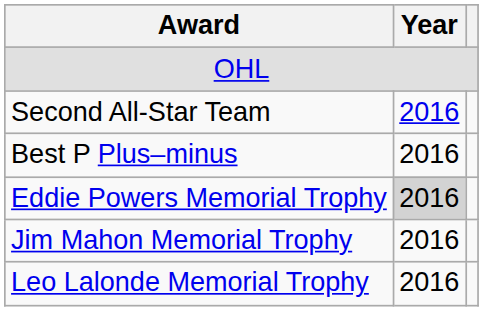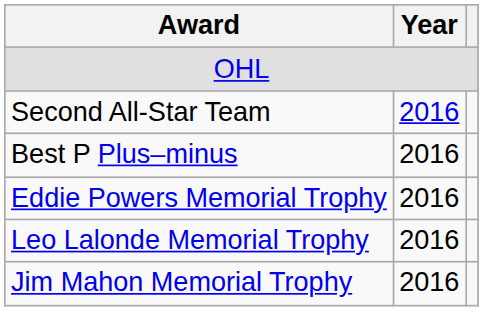(429, 197) lightgrey background -> (429, 197) no background
rows swapped: (190, 283) <-> (182, 240)
